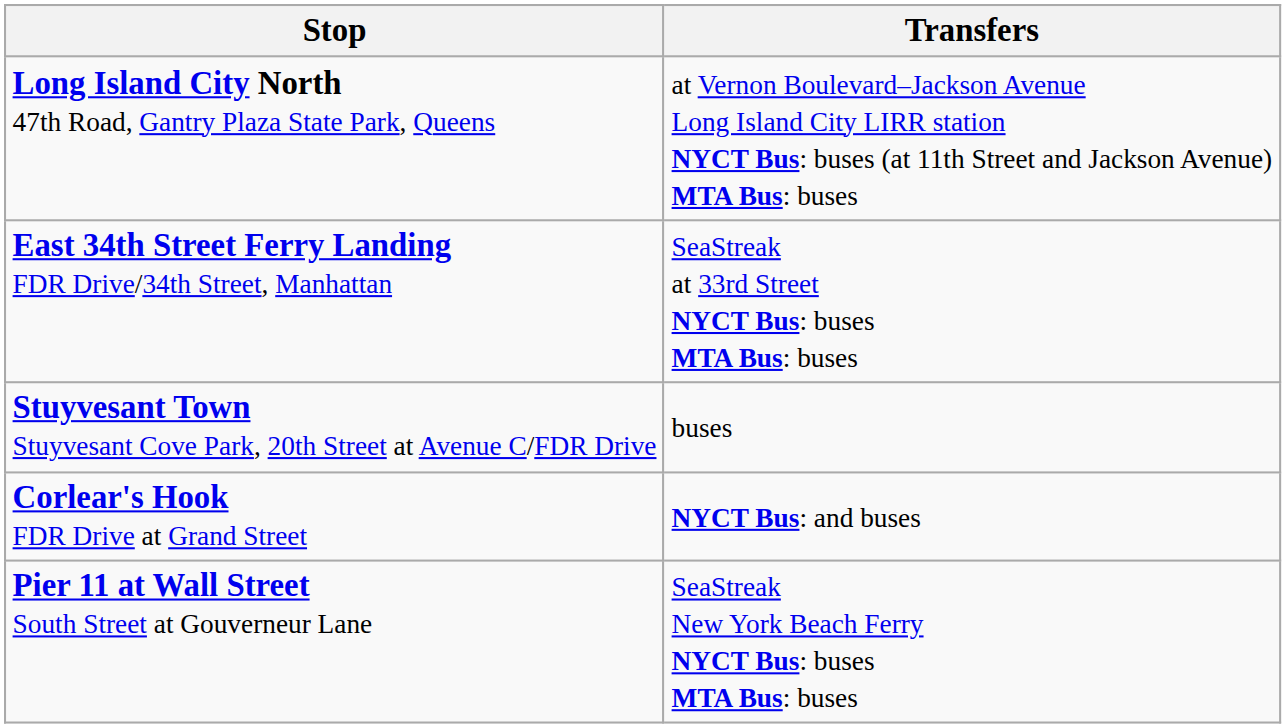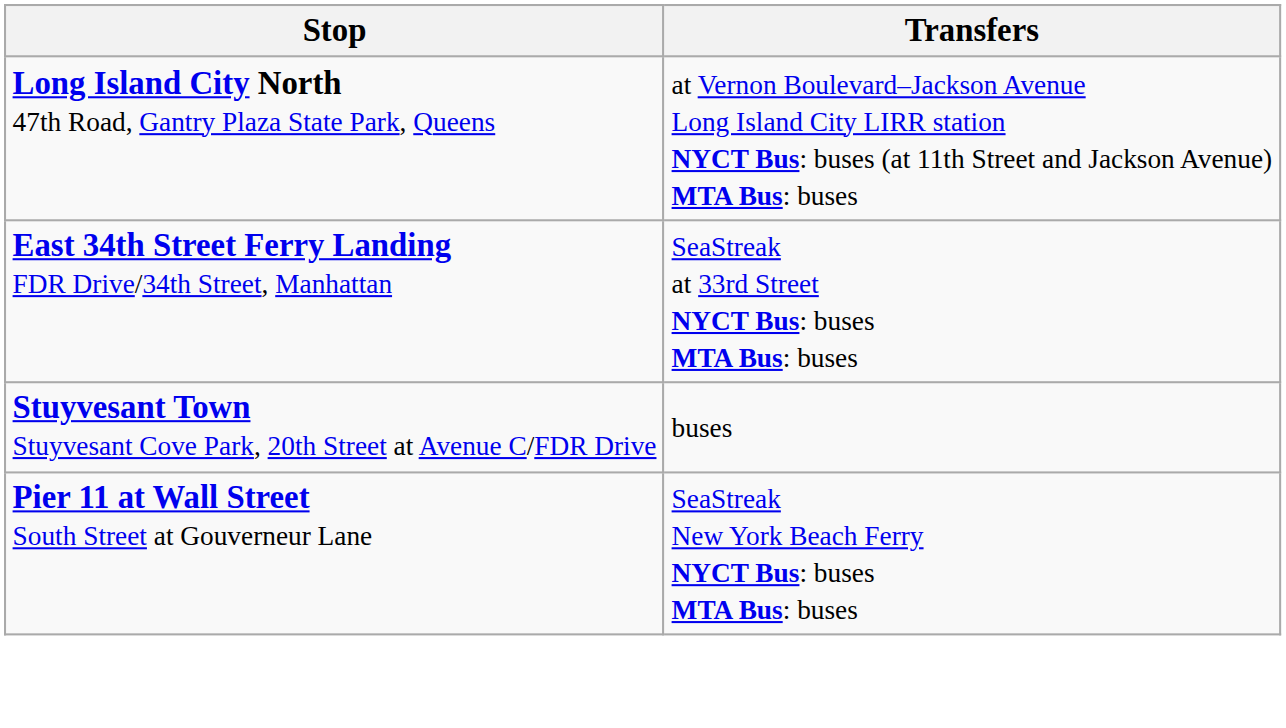- row: (160, 515)
